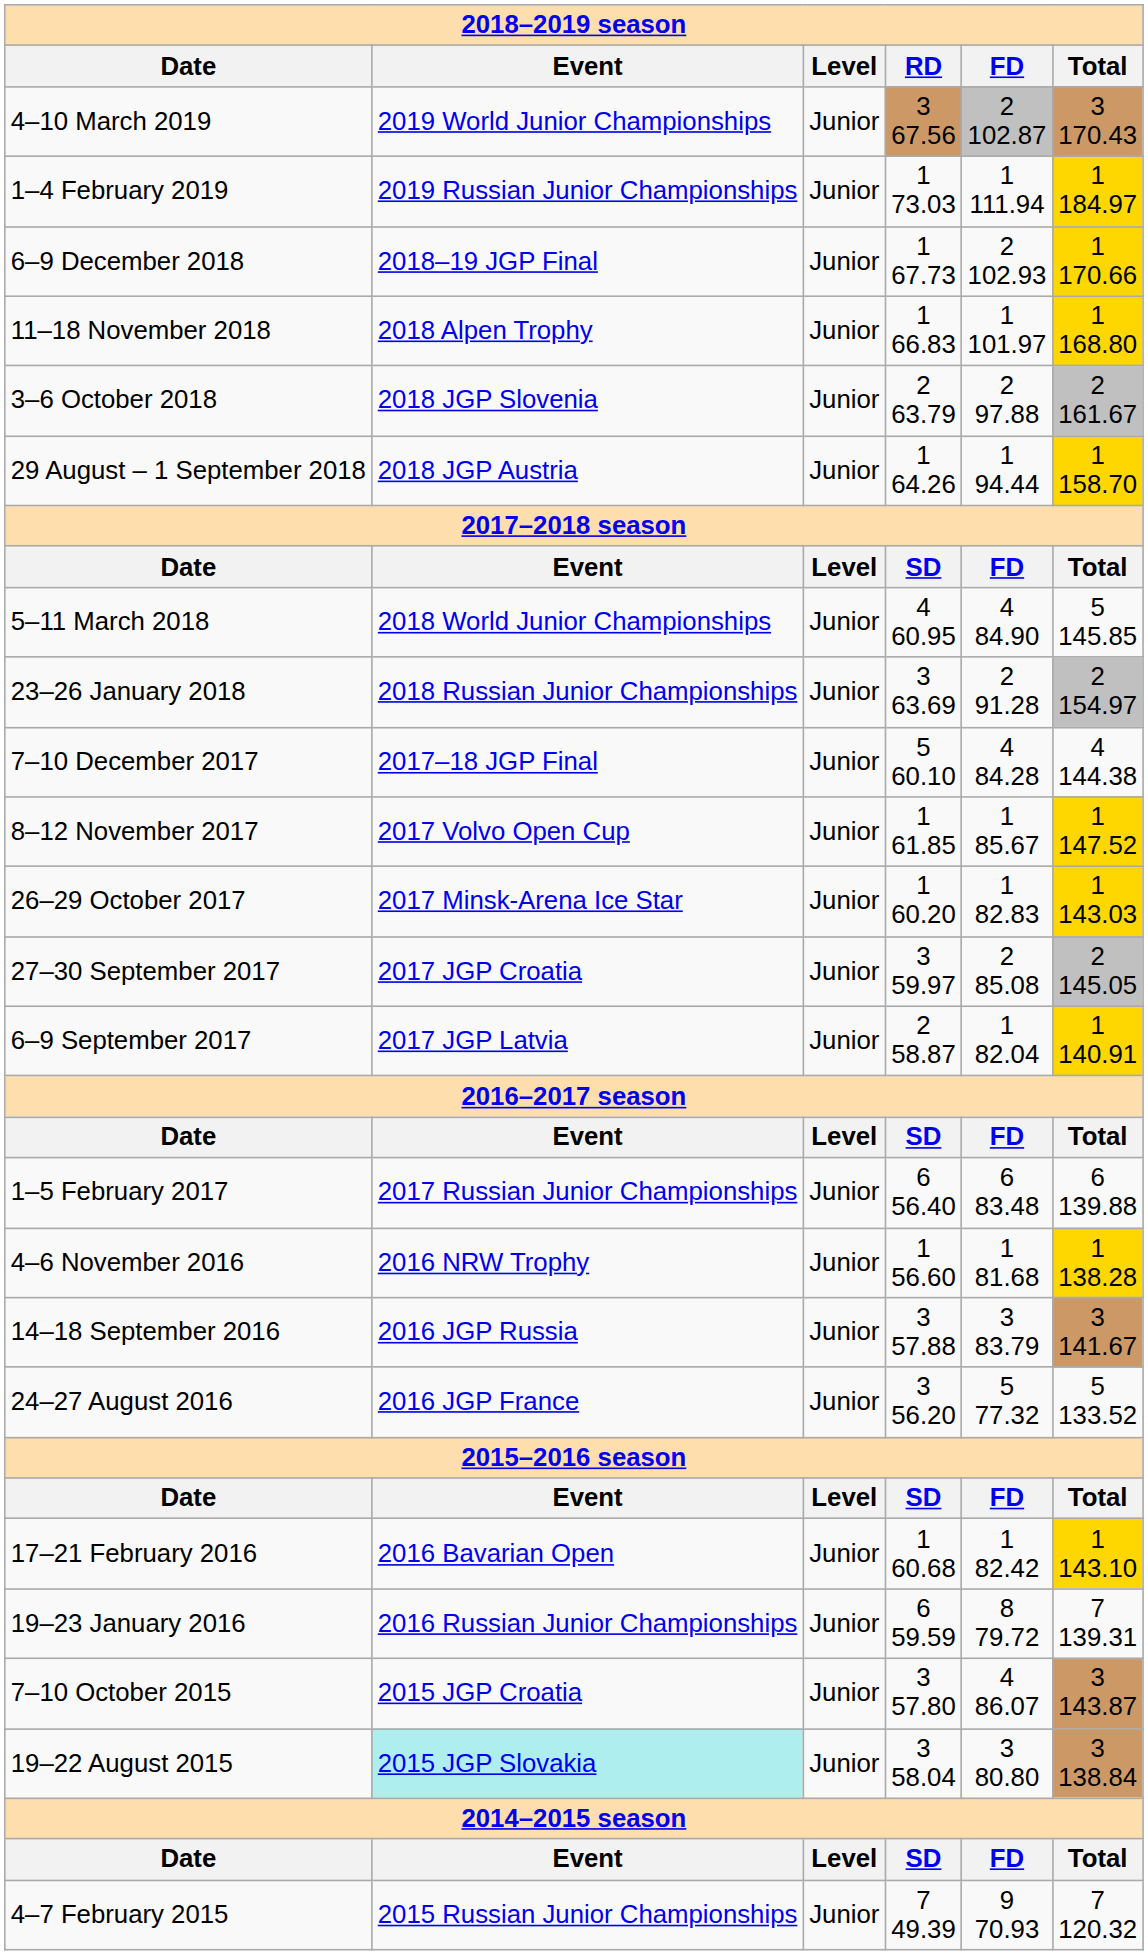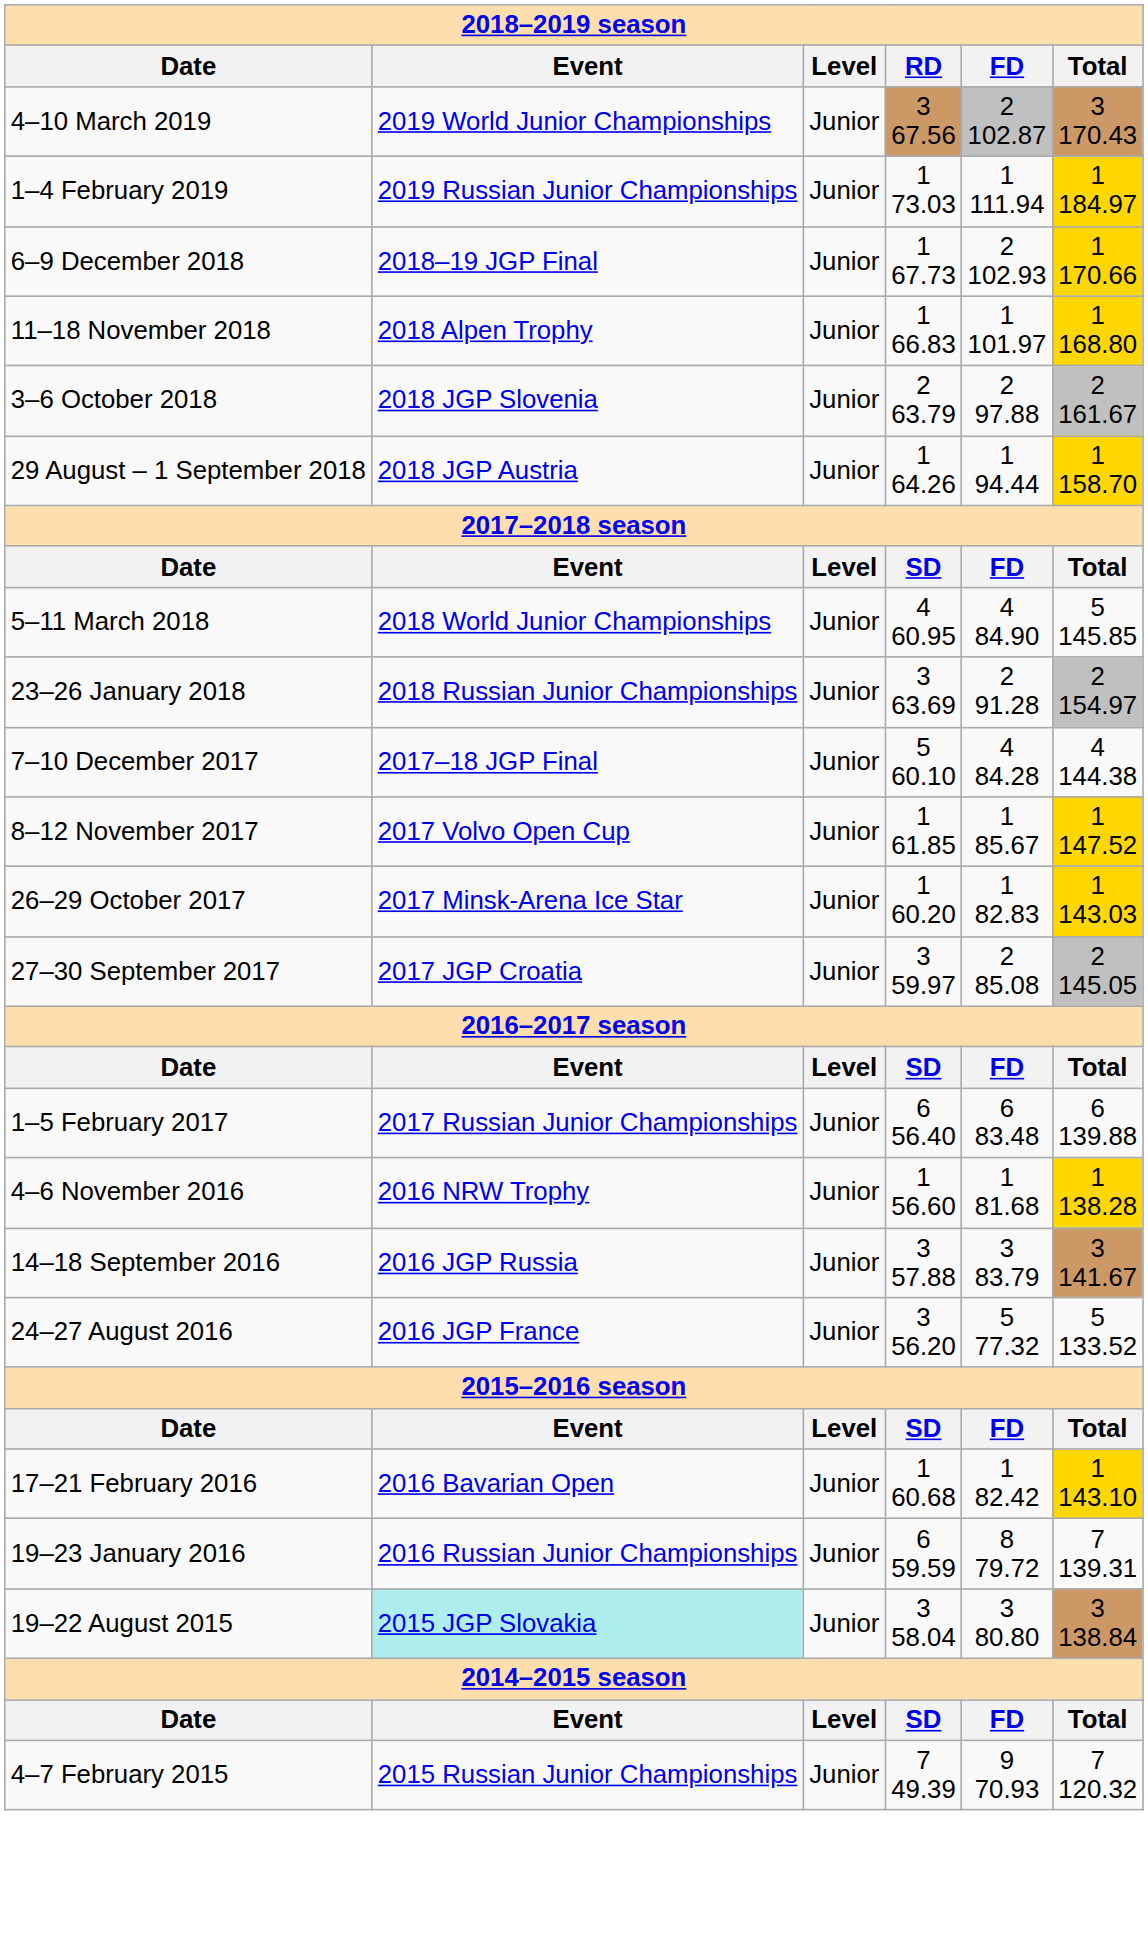- row: (131, 1040)
- row: (121, 1693)
